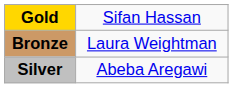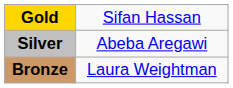rows swapped: (40, 69) <-> (40, 43)
